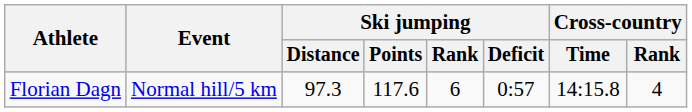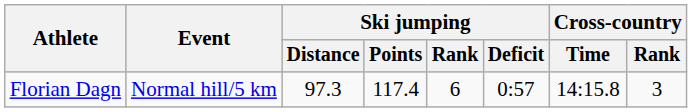(396, 89) 117.6 -> (396, 89) 117.4
(657, 89) 4 -> (657, 89) 3
